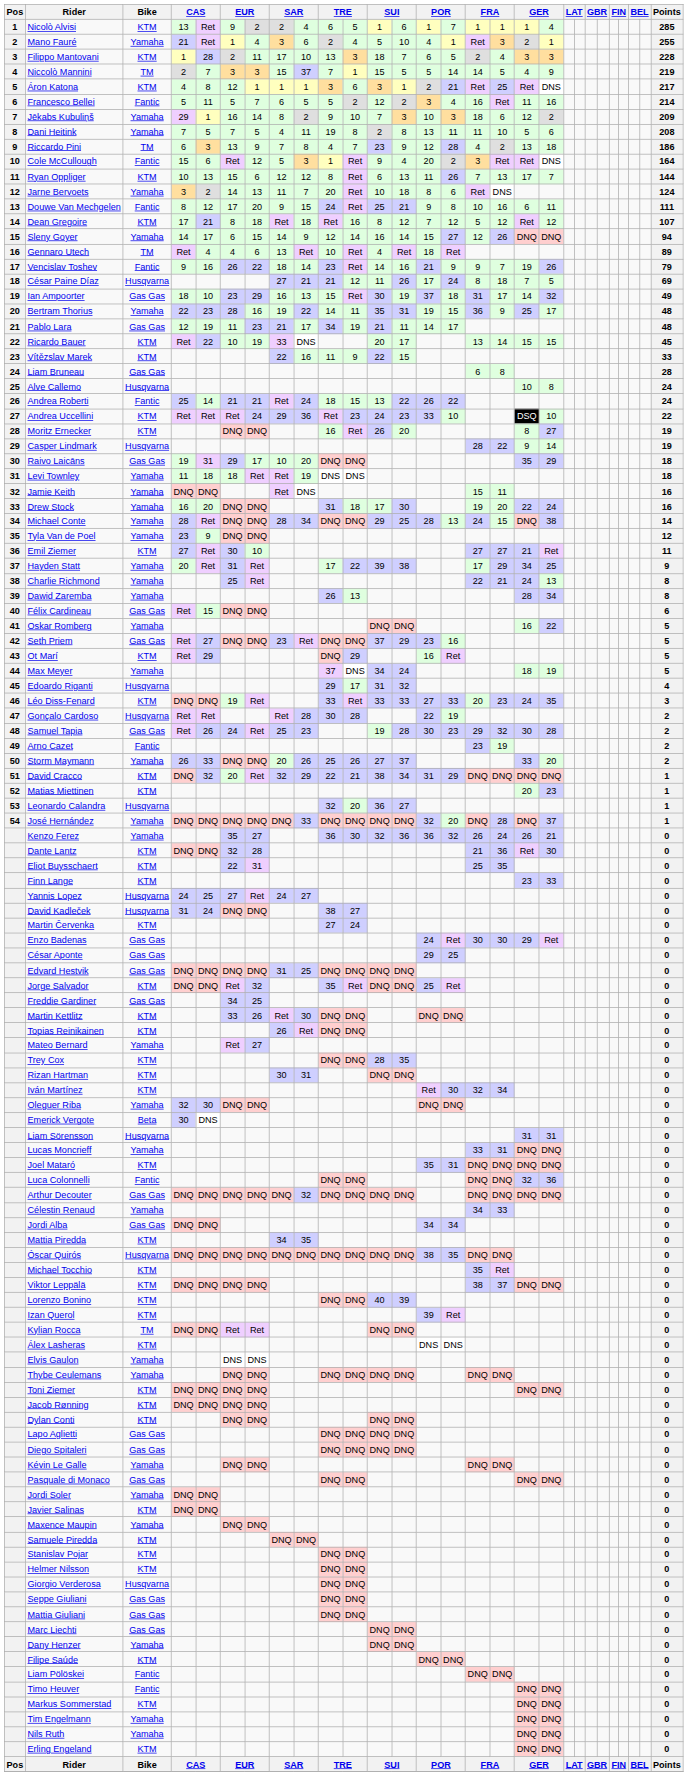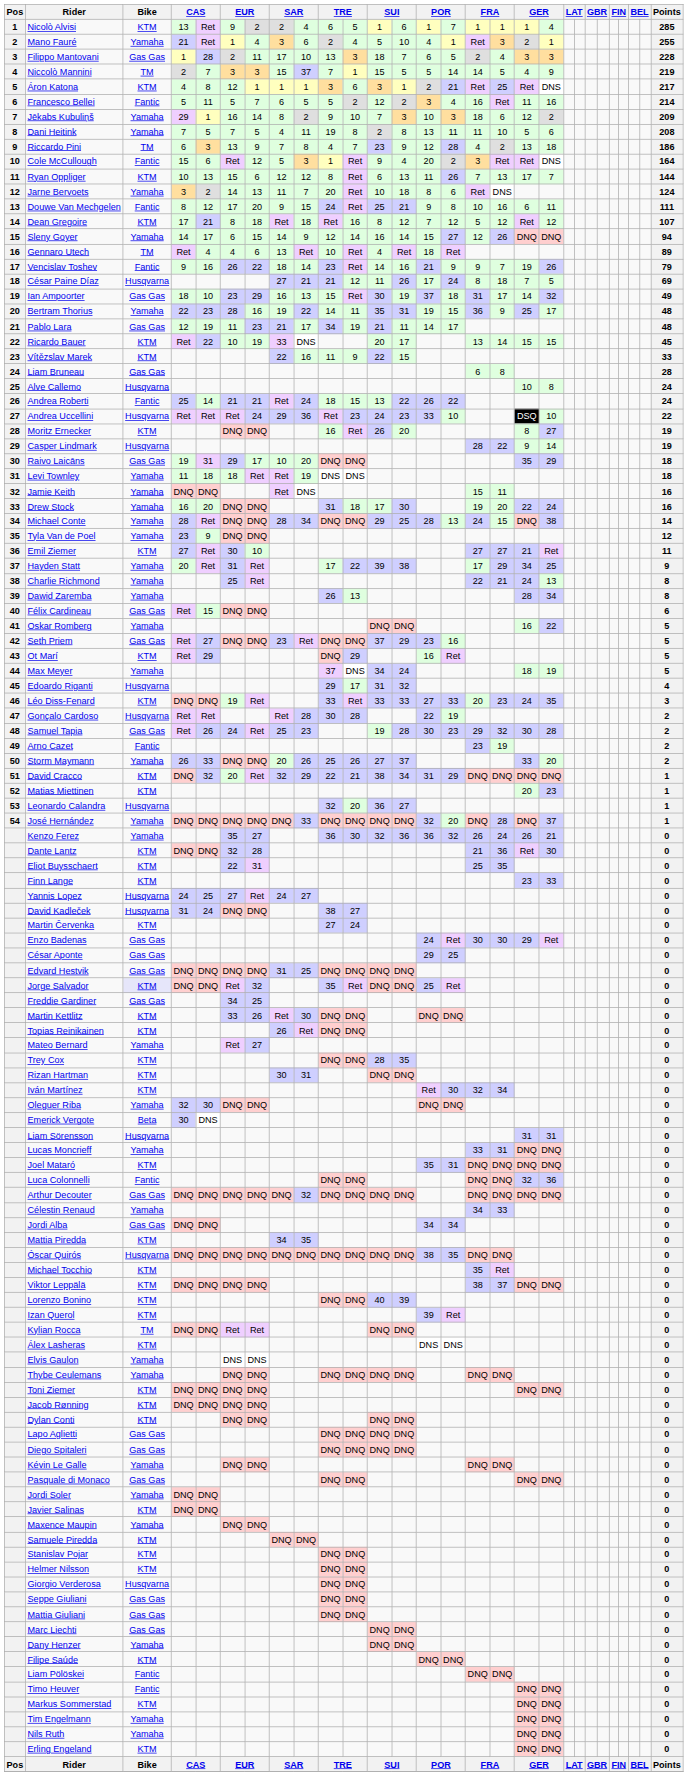(147, 57) KTM -> (147, 57) Gas Gas
(147, 416) KTM -> (147, 416) Husqvarna
(147, 985) no background -> (147, 985) lavender background
